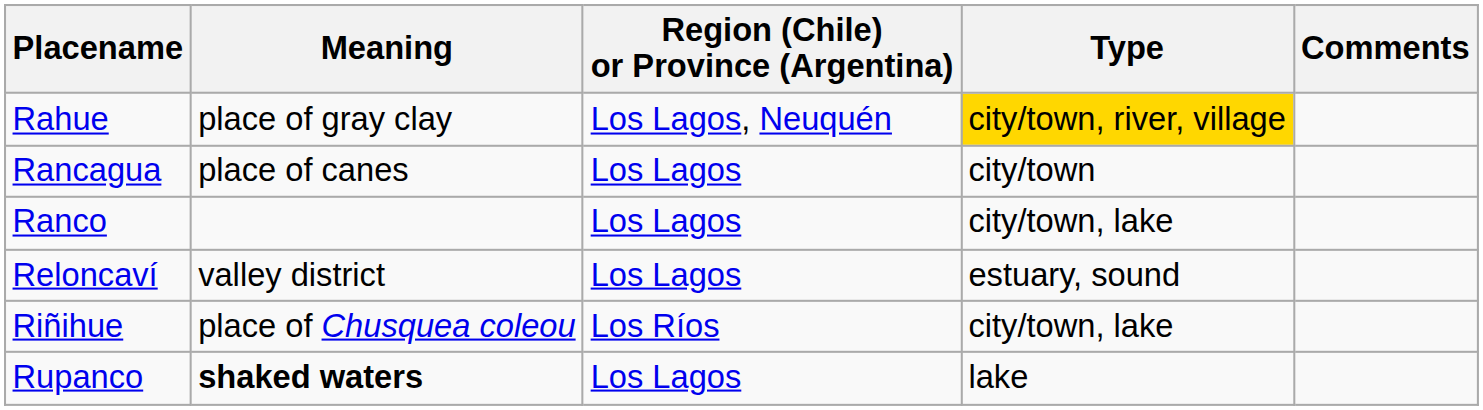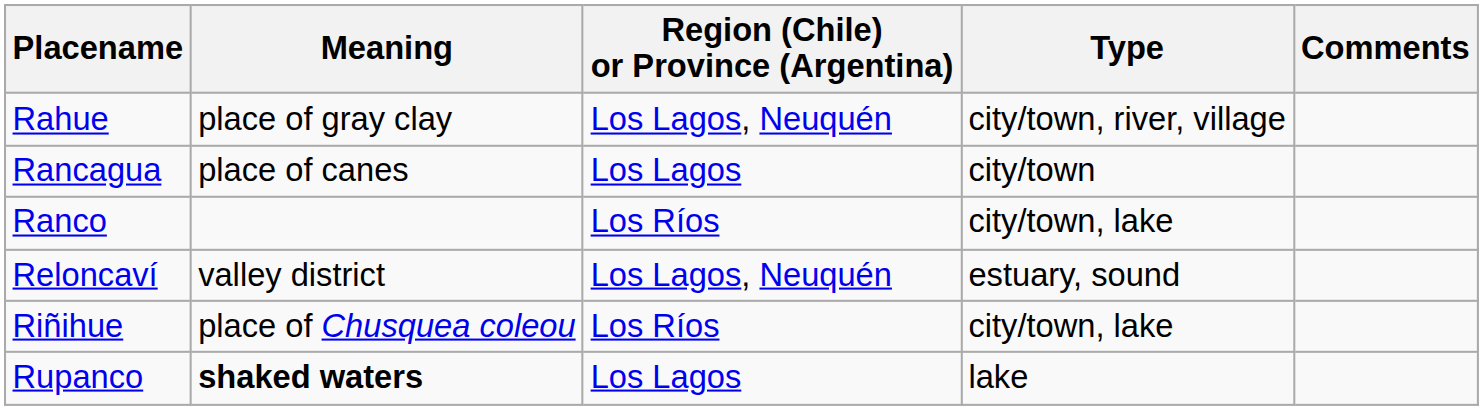(1127, 118) gold background -> (1127, 118) no background
(666, 222) Los Lagos -> (655, 222) Los Ríos
(666, 274) Los Lagos -> (741, 274) Los Lagos, Neuquén
